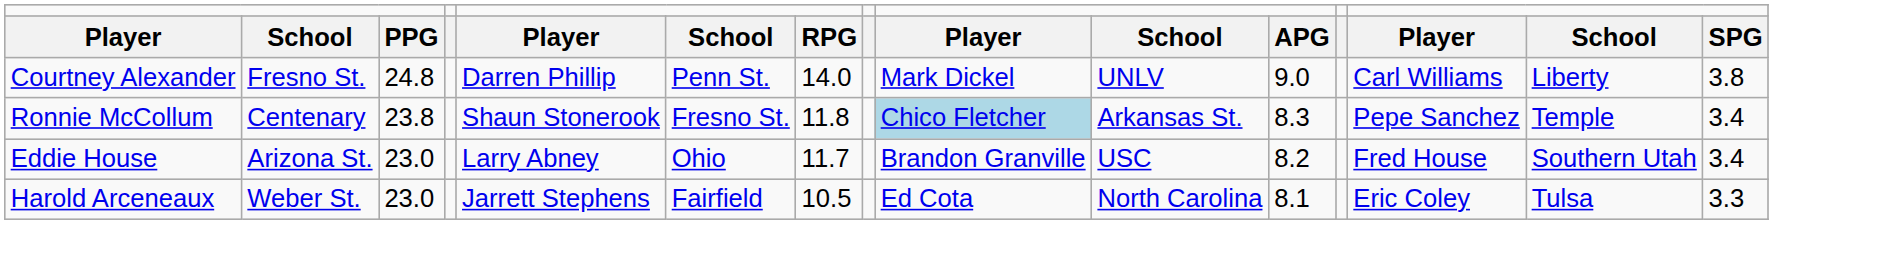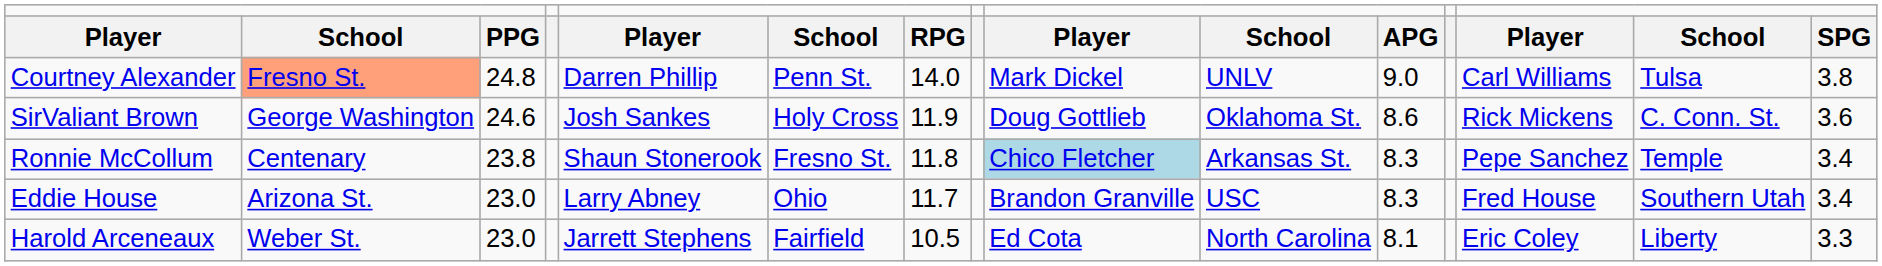(306, 77) no background -> (306, 77) lightsalmon background
(1570, 77) Liberty -> (1671, 77) Tulsa
+ row: (104, 117)
(1292, 158) 8.2 -> (1401, 199) 8.3
(1562, 198) Tulsa -> (1679, 239) Liberty
